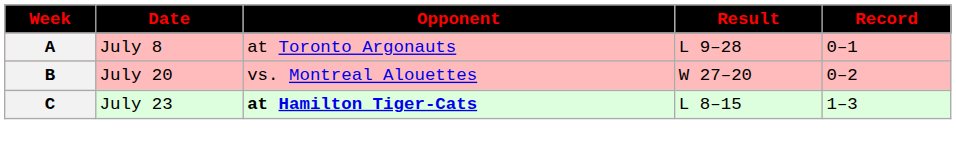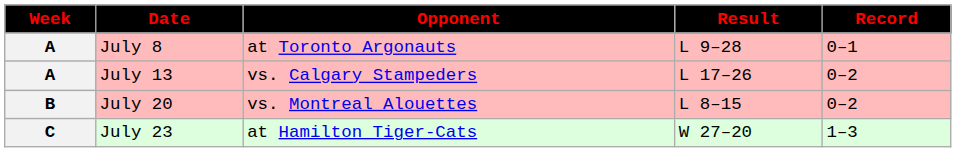+ row: (136, 76)
(715, 76) W 27–20 -> (710, 104) L 8–15
(362, 104) bold -> (362, 132) normal
(710, 104) L 8–15 -> (715, 132) W 27–20
